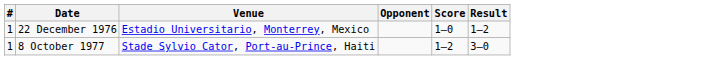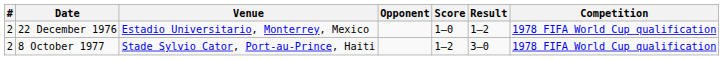+ column: (614, 13)
(10, 30) 1 -> (10, 30) 2
(10, 46) 1 -> (10, 46) 2
